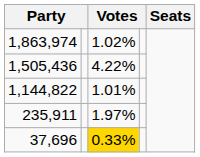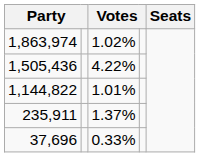(113, 115) 1.97% -> (113, 115) 1.37%
(113, 139) gold background -> (113, 139) no background
